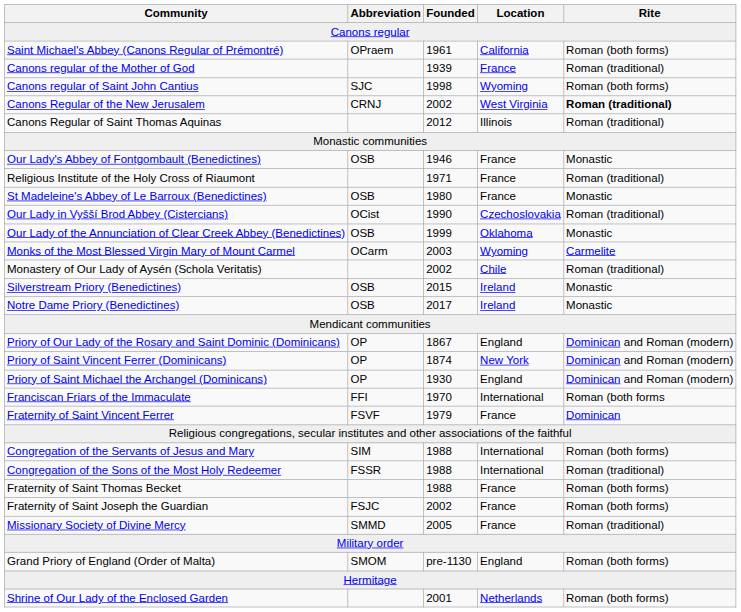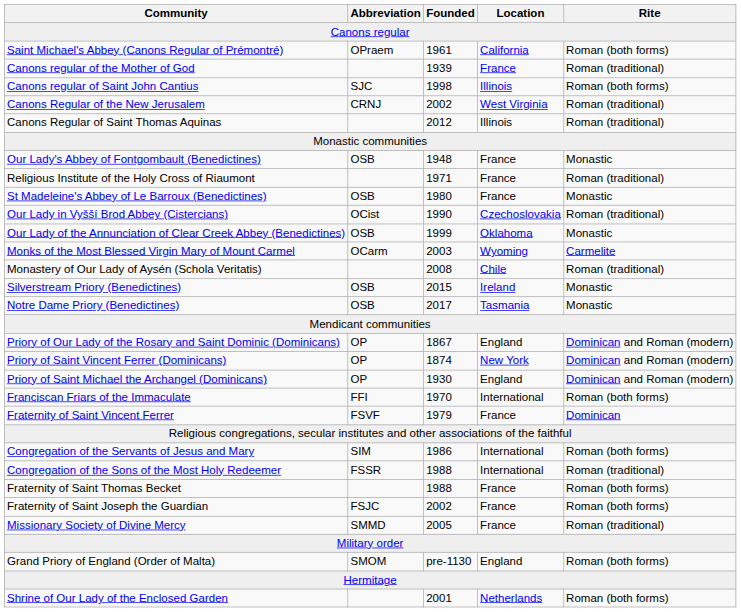(504, 86) Wyoming -> (496, 86) Illinois
(619, 104) bold -> (615, 104) normal
(439, 159) 1946 -> (439, 159) 1948
(439, 269) 2002 -> (439, 269) 2008
(498, 305) Ireland -> (505, 305) Tasmania
(615, 397) Roman (both forms -> (617, 397) Roman (both forms)
(439, 452) 1988 -> (439, 452) 1986
